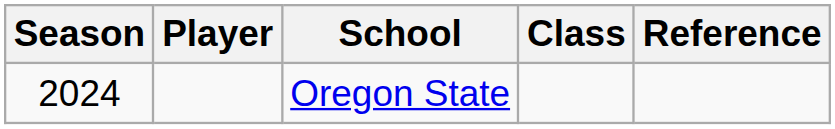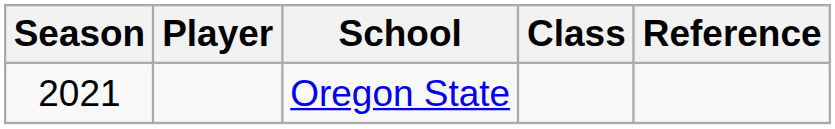(79, 92) 2024 -> (79, 92) 2021
